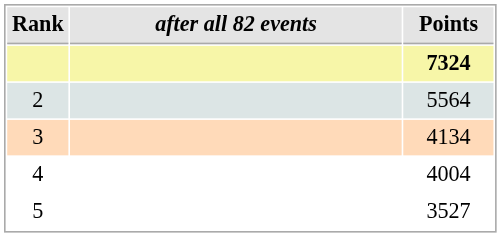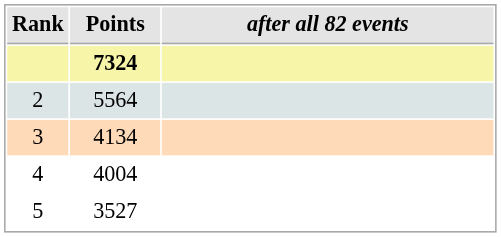columns swapped: (236, 24) <-> (449, 24)
